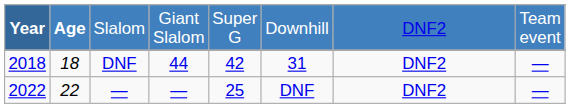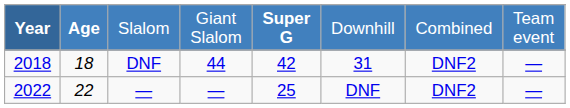(235, 28) normal -> (286, 28) bold
(424, 28) DNF2 -> (454, 28) Combined
